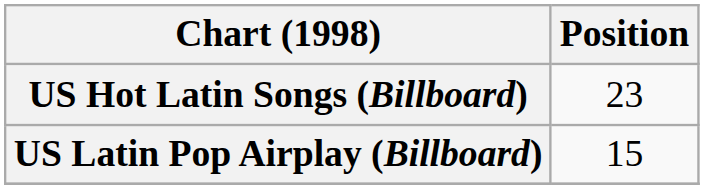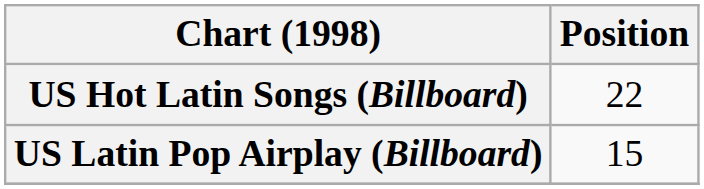(625, 93) 23 -> (625, 93) 22
